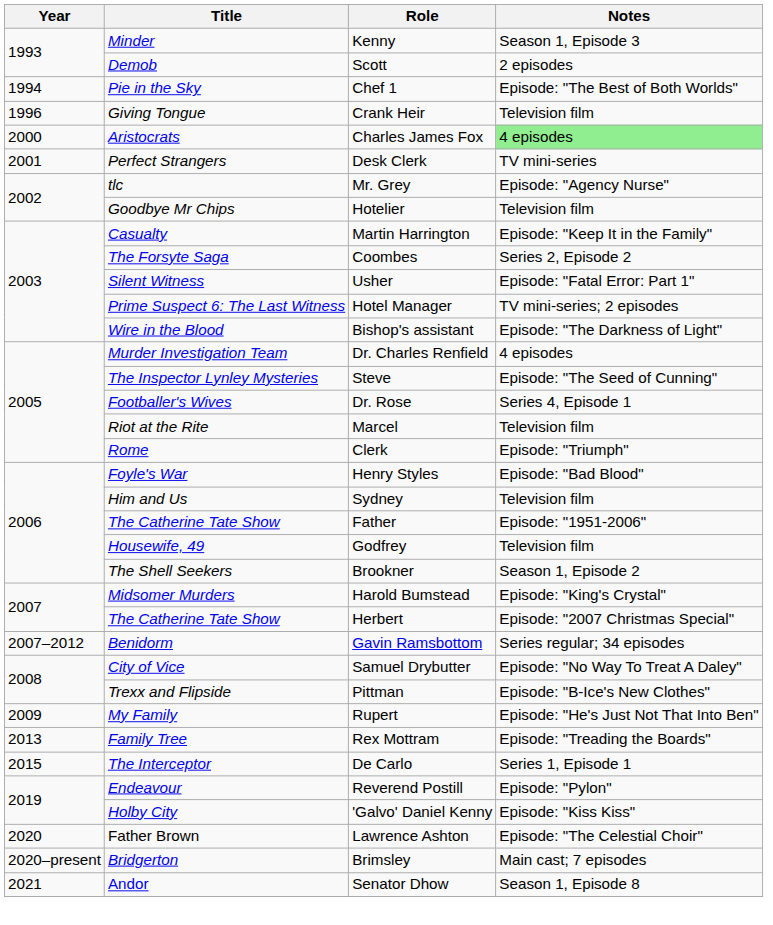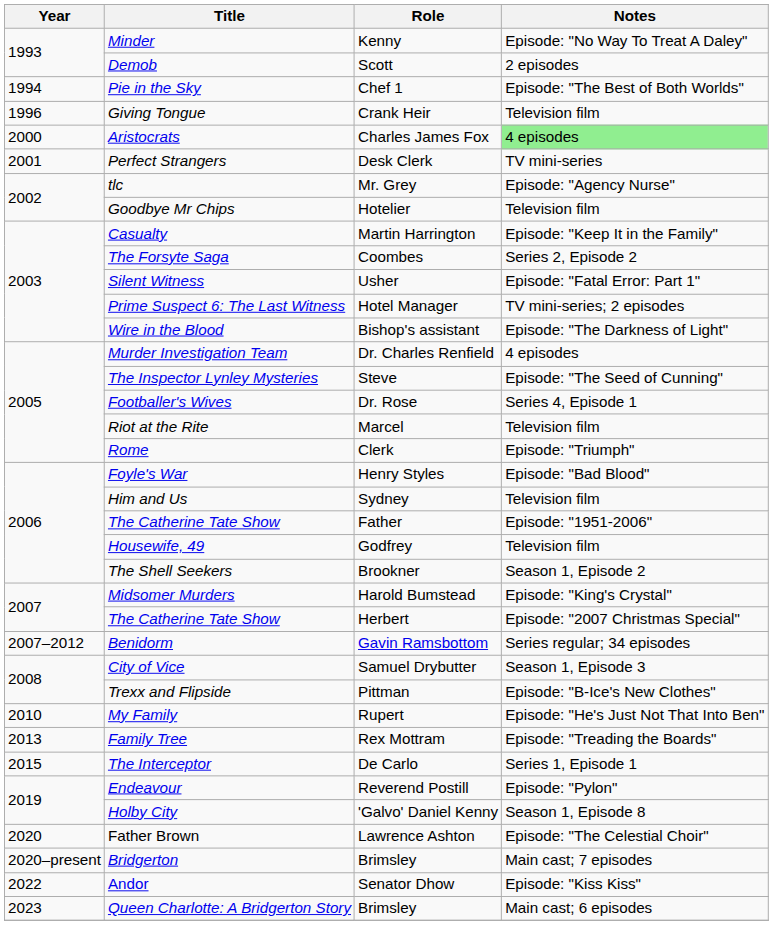(570, 40) Season 1, Episode 3 -> (626, 40) Episode: "No Way To Treat A Daley"
(621, 667) Episode: "No Way To Treat A Daley" -> (575, 667) Season 1, Episode 3
(25, 715) 2009 -> (25, 715) 2010
(567, 812) Episode: "Kiss Kiss" -> (575, 812) Season 1, Episode 8
(25, 884) 2021 -> (25, 884) 2022
(570, 884) Season 1, Episode 8 -> (573, 884) Episode: "Kiss Kiss"
+ row: (229, 908)
